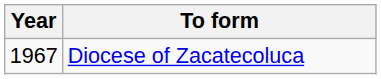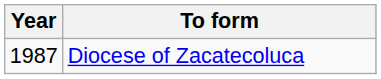(34, 55) 1967 -> (34, 55) 1987
